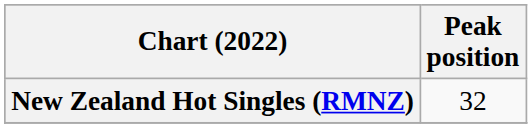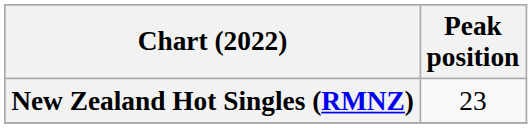(473, 100) 32 -> (473, 100) 23
